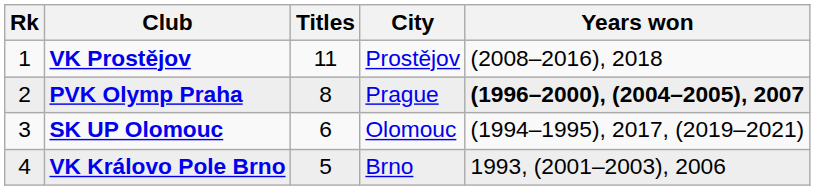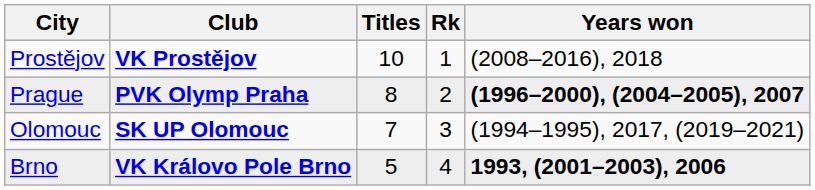columns swapped: (24, 22) <-> (413, 22)
(325, 58) 11 -> (391, 58) 10
(325, 130) 6 -> (391, 130) 7
(598, 166) normal -> (598, 166) bold
